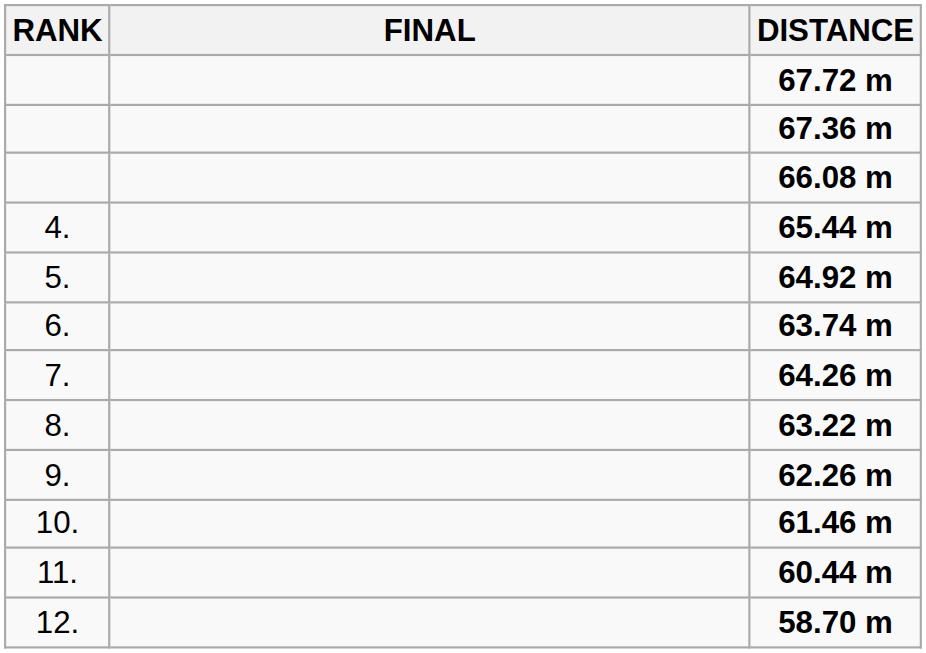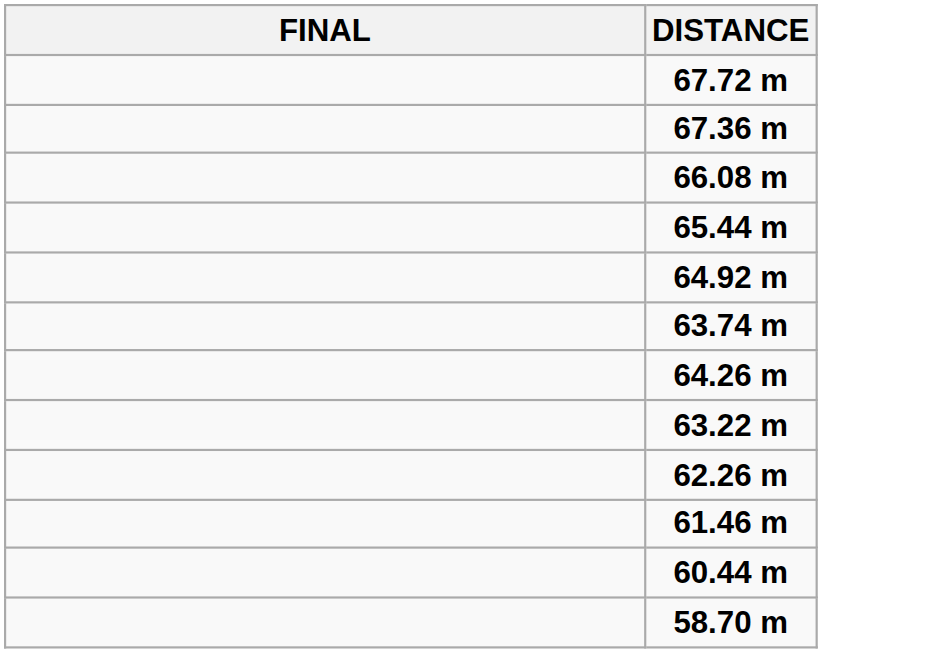- column: (58, 30)
